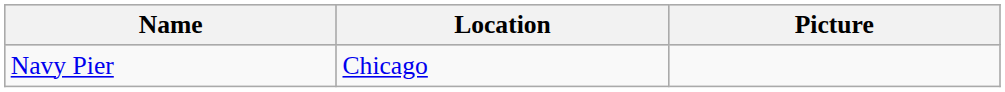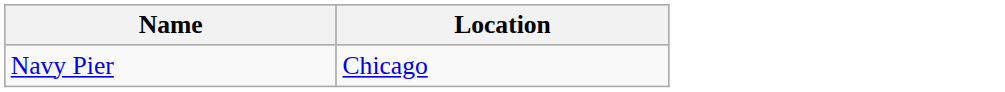- column: (834, 24)
